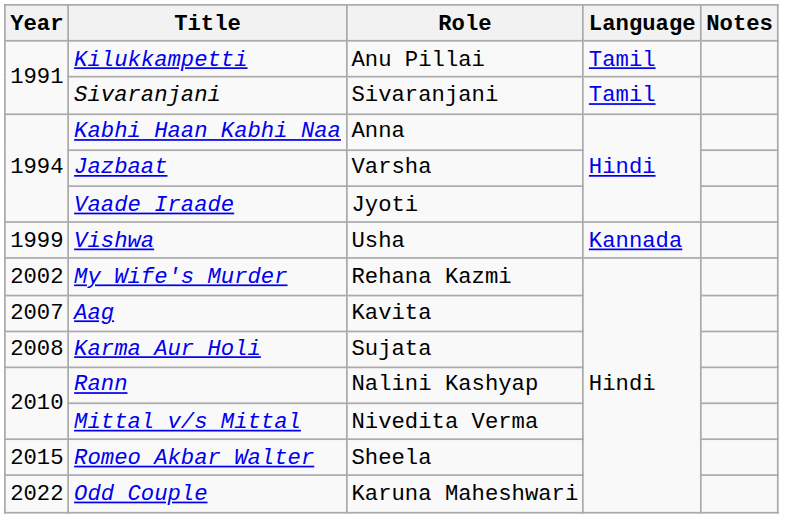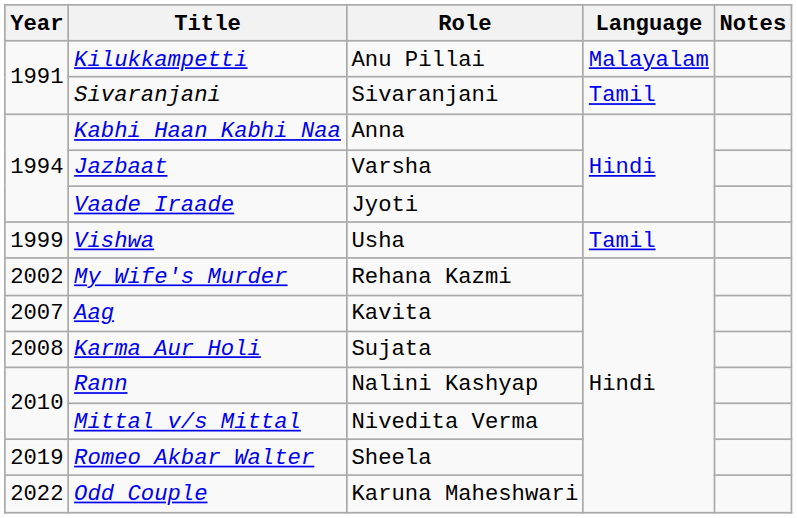(622, 59) Tamil -> (649, 59) Malayalam
(636, 240) Kannada -> (622, 240) Tamil
(37, 458) 2015 -> (37, 458) 2019
